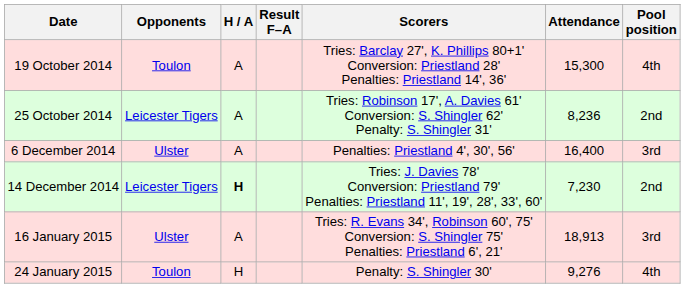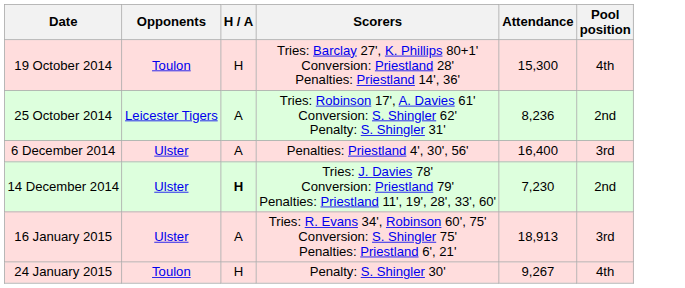- column: (279, 22)
(238, 65) A -> (238, 65) H
(171, 186) Leicester Tigers -> (171, 186) Ulster
(584, 272) 9,276 -> (538, 272) 9,267
